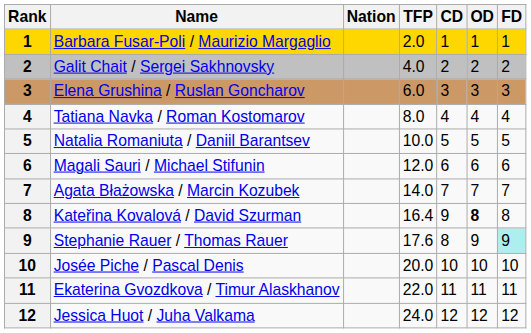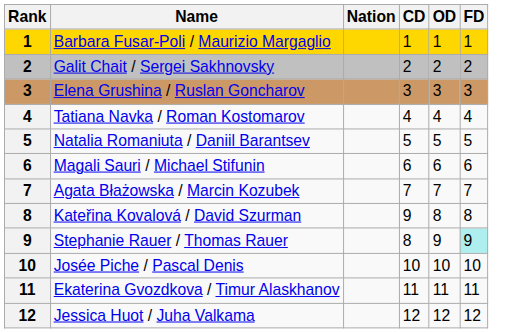- column: (418, 16)
(475, 215) bold -> (437, 215) normal
